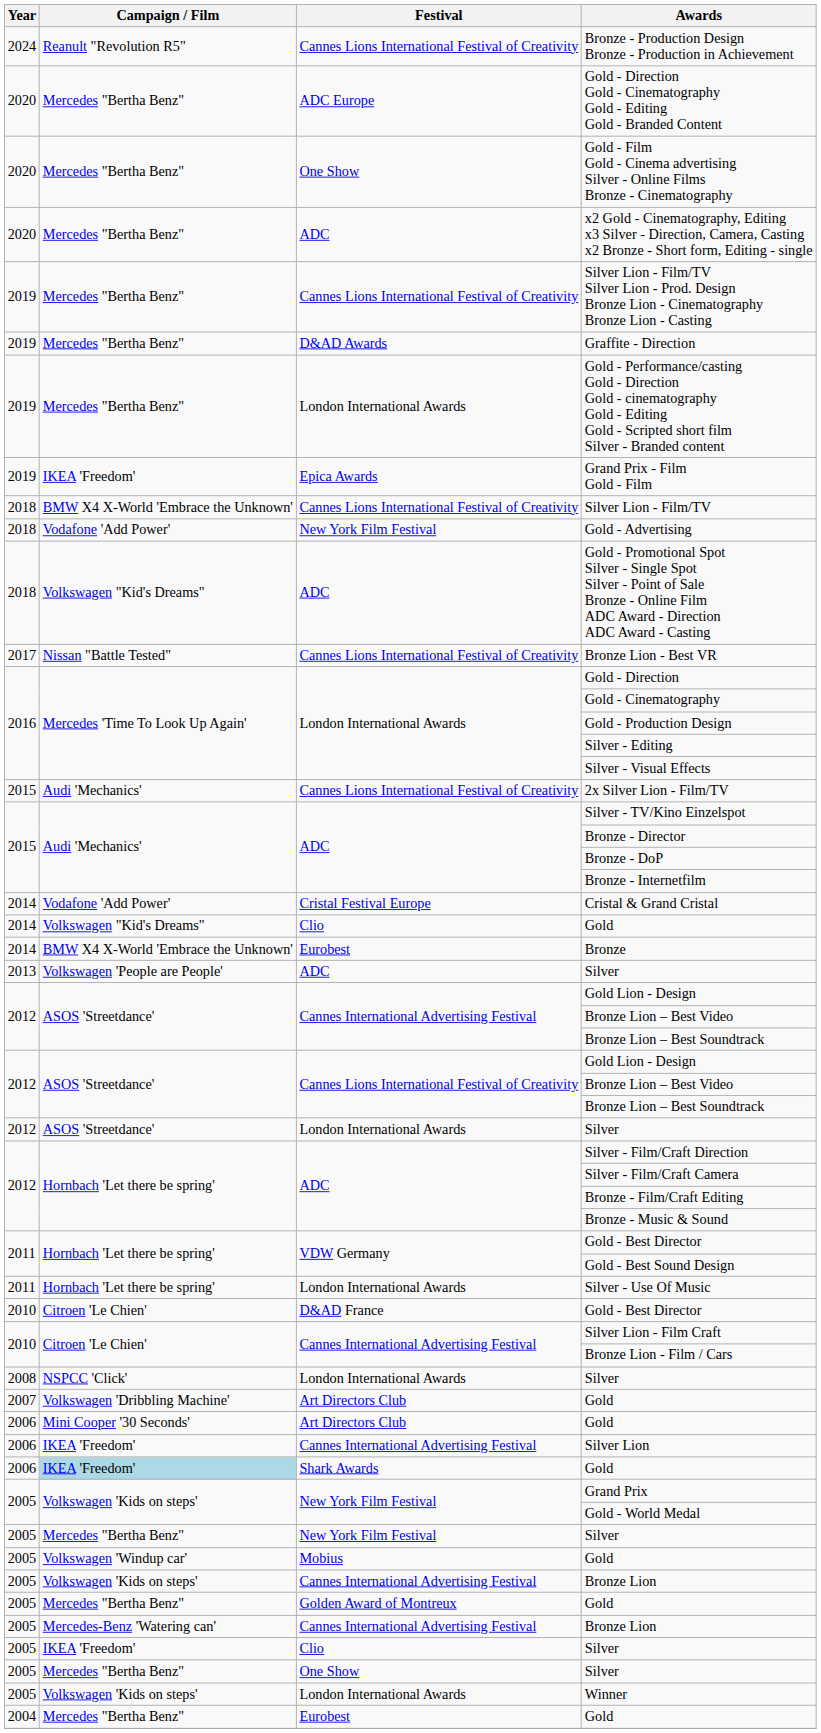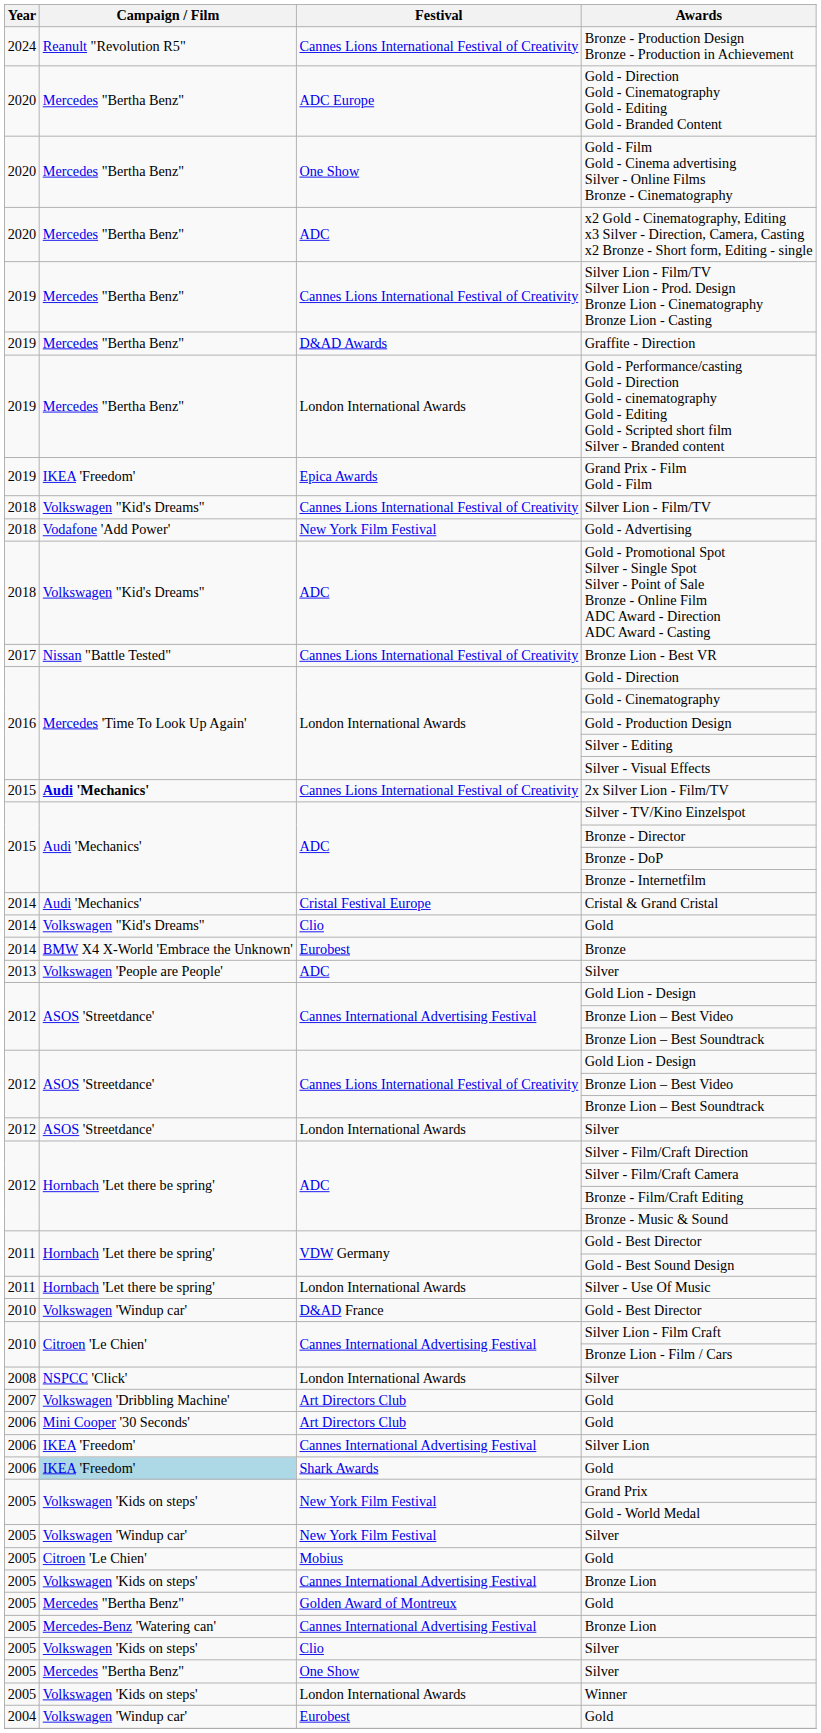(168, 507) BMW X4 X-World 'Embrace the Unknown' -> (124, 507) Volkswagen "Kid's Dreams"
(92, 790) normal -> (96, 790) bold
(107, 903) Vodafone 'Add Power' -> (92, 903) Audi 'Mechanics'
(95, 1310) Citroen 'Le Chien' -> (115, 1310) Volkswagen 'Windup car'
(113, 1536) Mercedes "Bertha Benz" -> (115, 1536) Volkswagen 'Windup car'
(115, 1558) Volkswagen 'Windup car' -> (95, 1558) Citroen 'Le Chien'
(89, 1648) IKEA 'Freedom' -> (120, 1648) Volkswagen 'Kids on steps'
(113, 1716) Mercedes "Bertha Benz" -> (115, 1716) Volkswagen 'Windup car'
